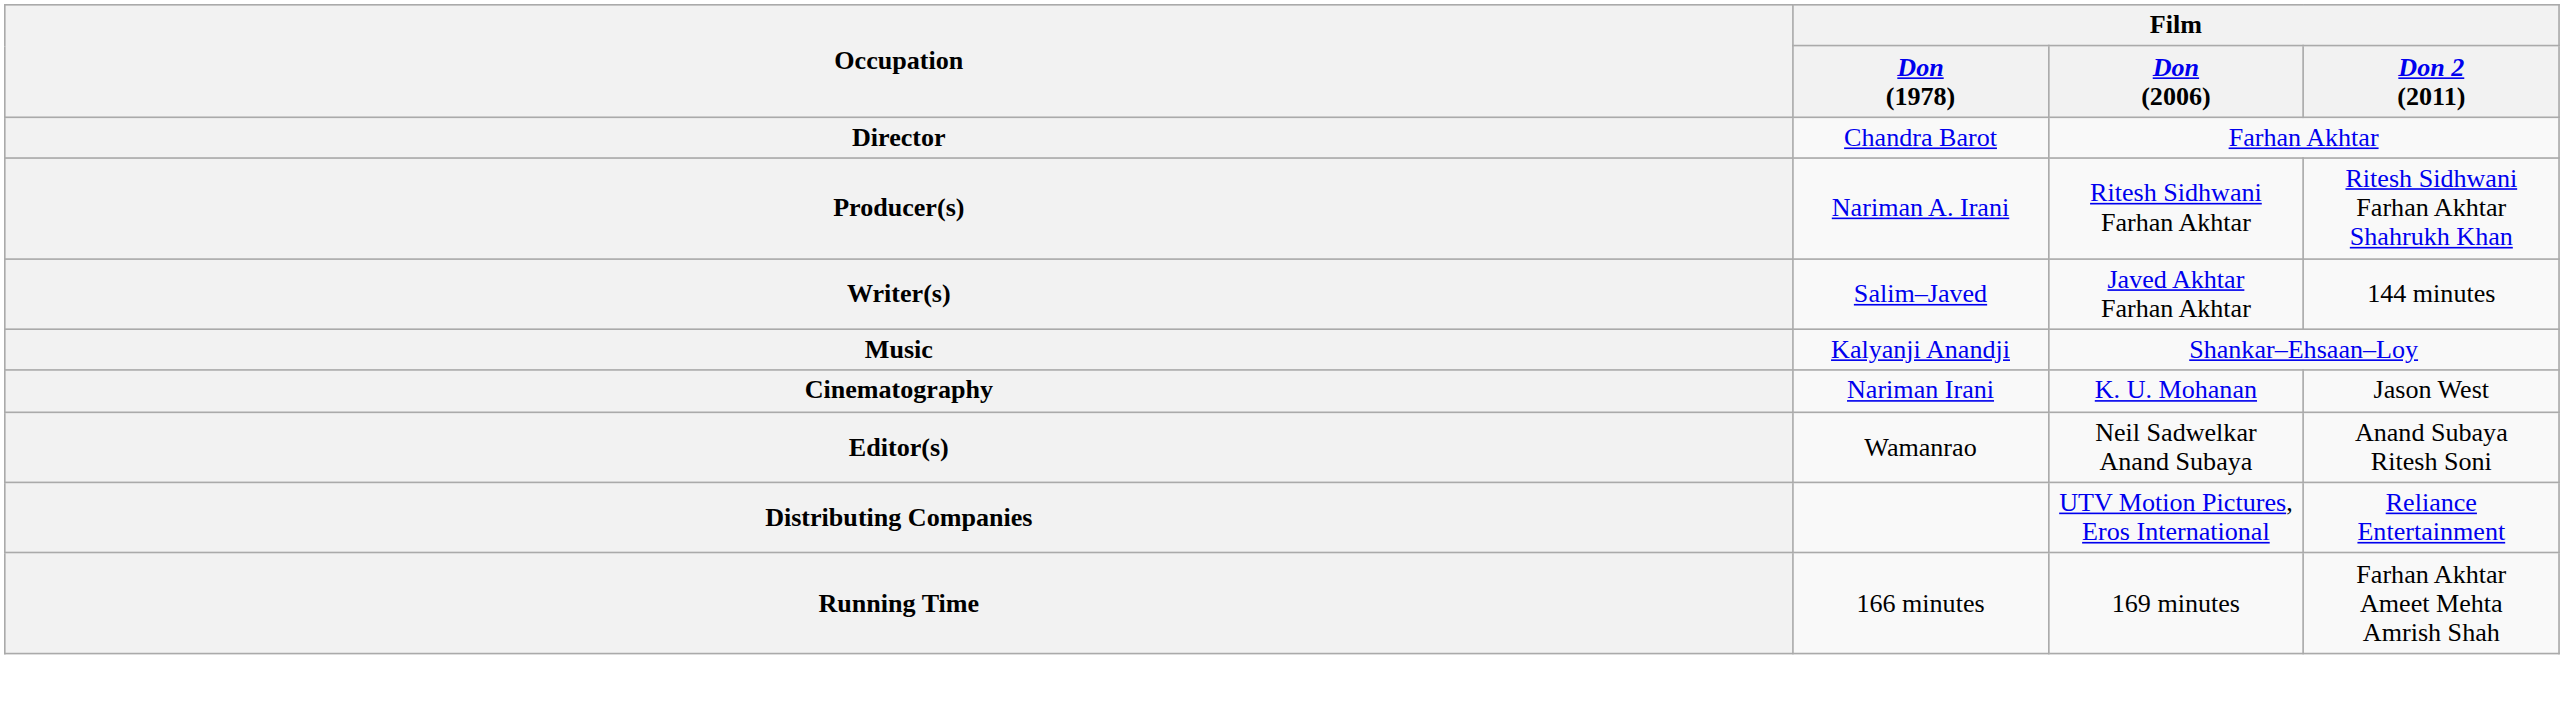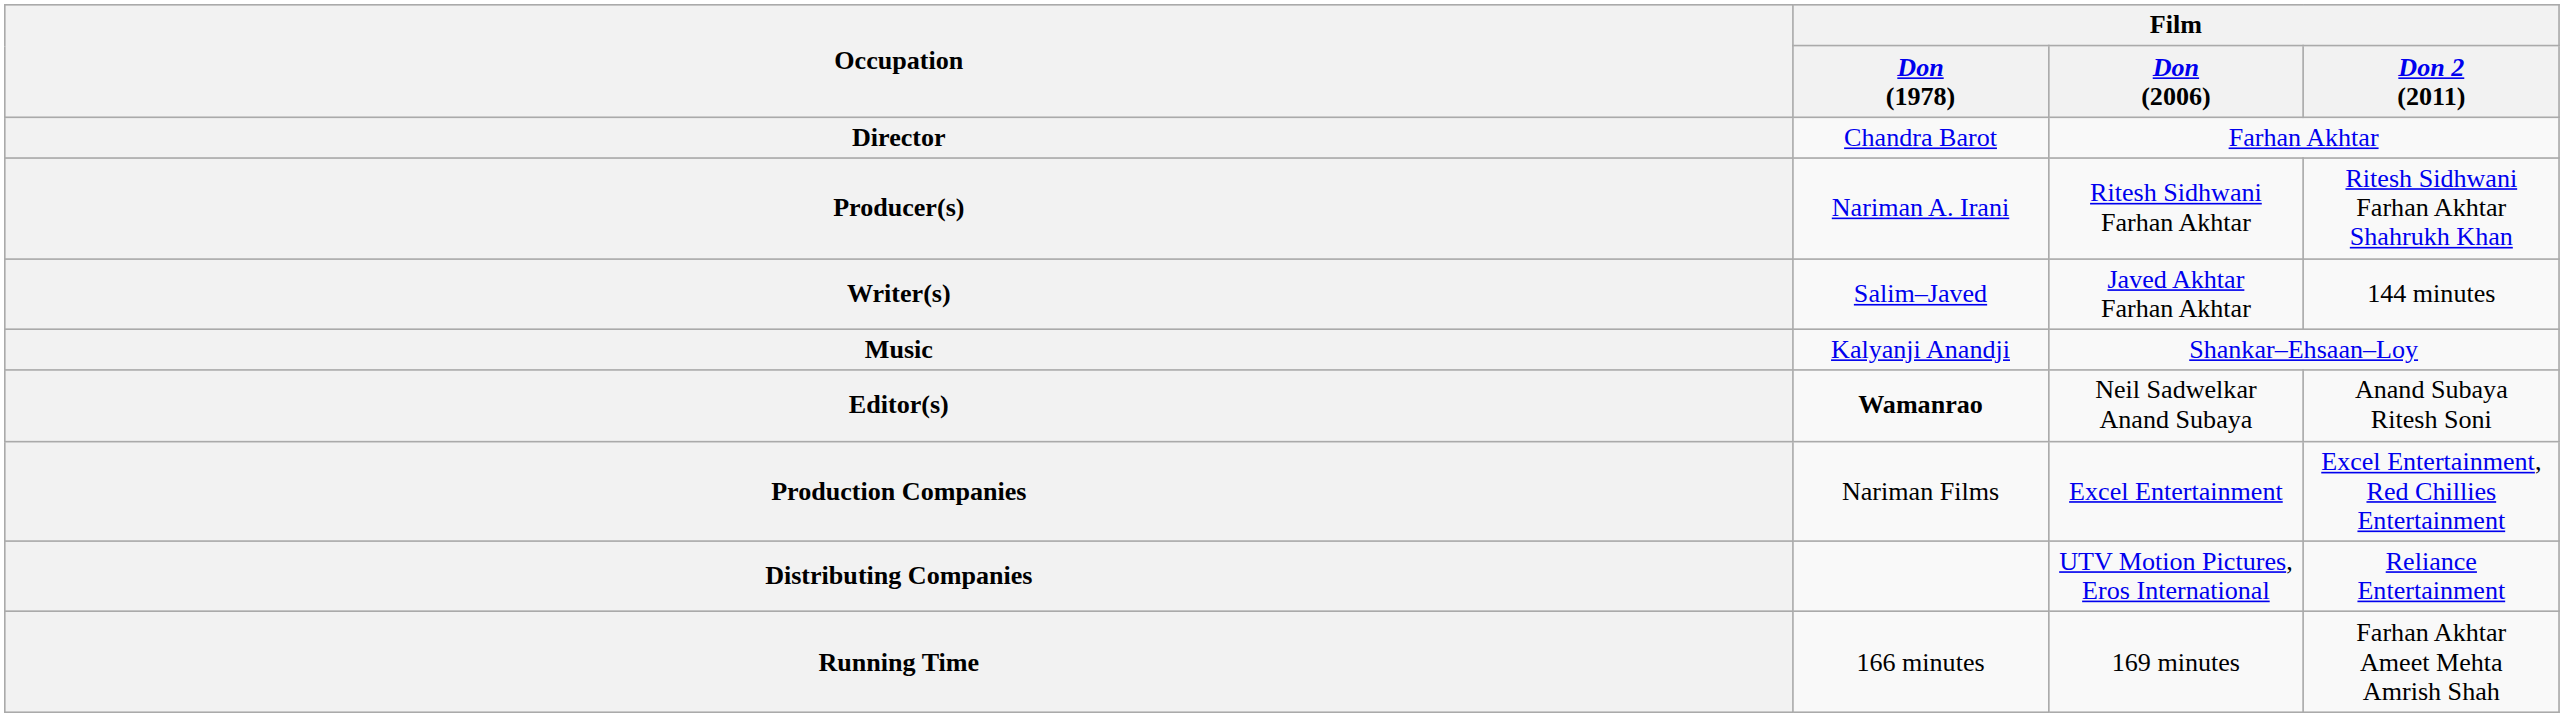- row: (899, 390)
(1921, 446) normal -> (1921, 405) bold
+ row: (899, 490)
